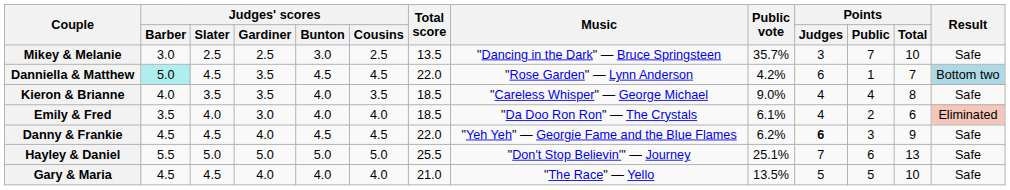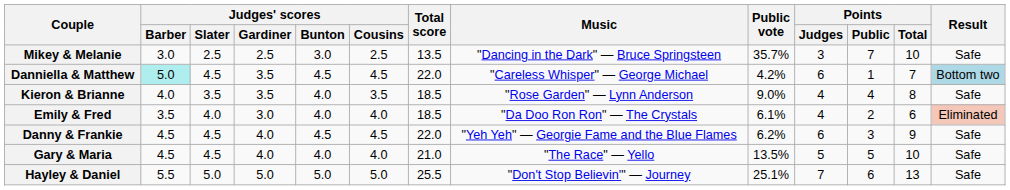(599, 75) "Rose Garden" — Lynn Anderson -> (599, 75) "Careless Whisper" — George Michael
(599, 95) "Careless Whisper" — George Michael -> (599, 95) "Rose Garden" — Lynn Anderson
(821, 135) bold -> (821, 135) normal
rows swapped: (73, 155) <-> (73, 175)
